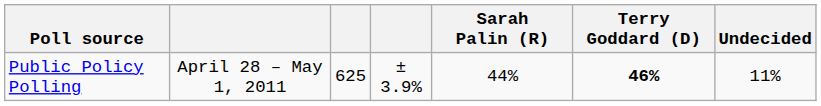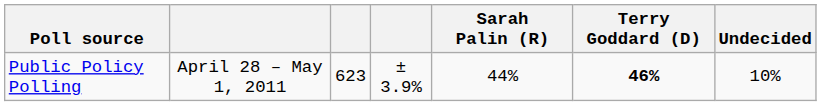(351, 77) 625 -> (351, 77) 623
(765, 77) 11% -> (765, 77) 10%
